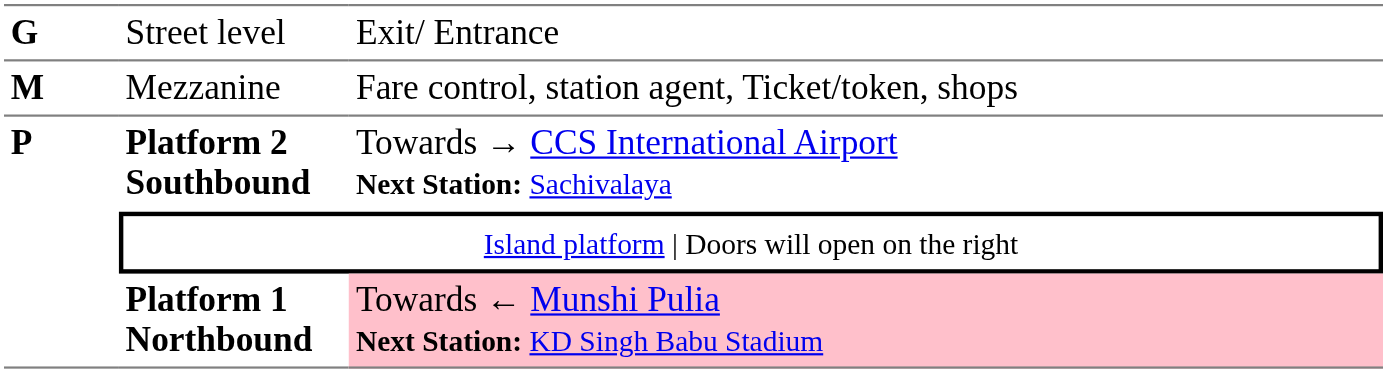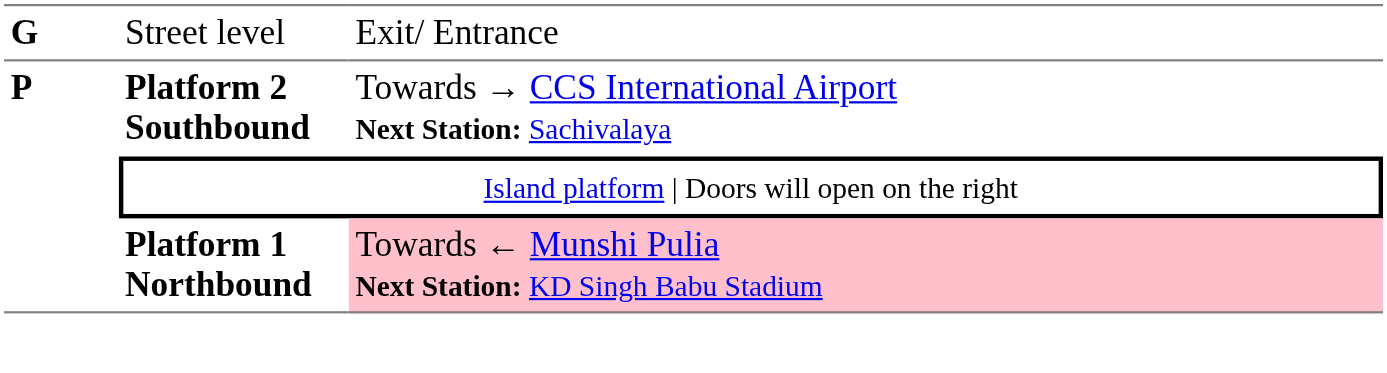- row: (203, 87)
